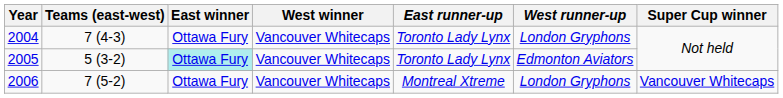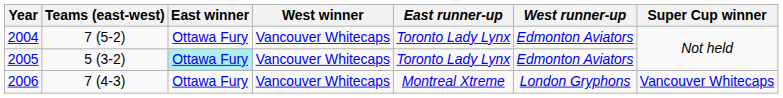(105, 37) 7 (4-3) -> (105, 37) 7 (5-2)
(575, 37) London Gryphons -> (575, 37) Edmonton Aviators
(105, 81) 7 (5-2) -> (105, 81) 7 (4-3)
